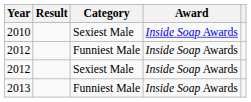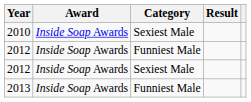columns swapped: (192, 13) <-> (52, 13)
